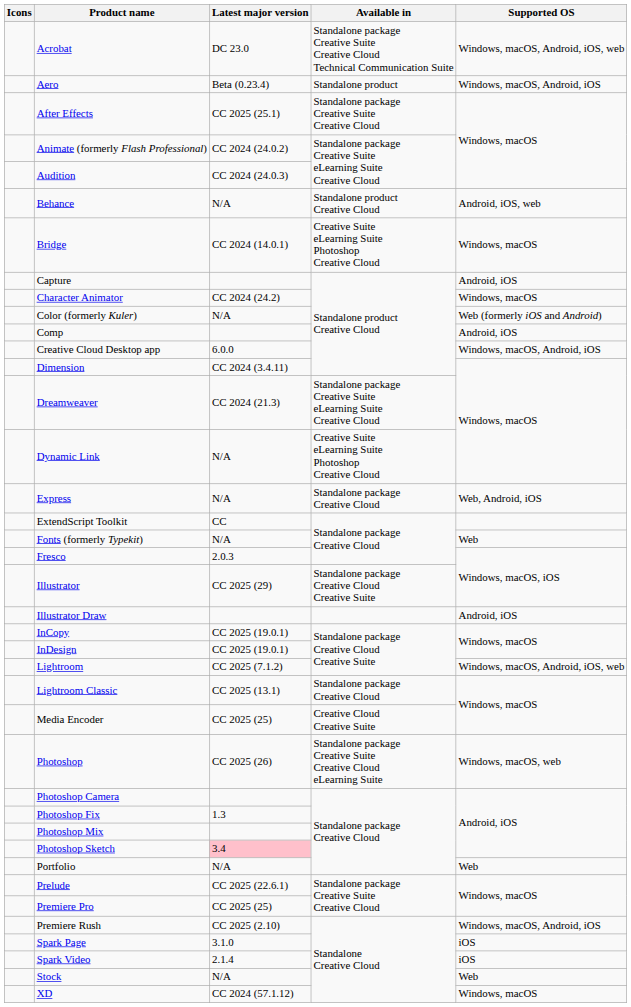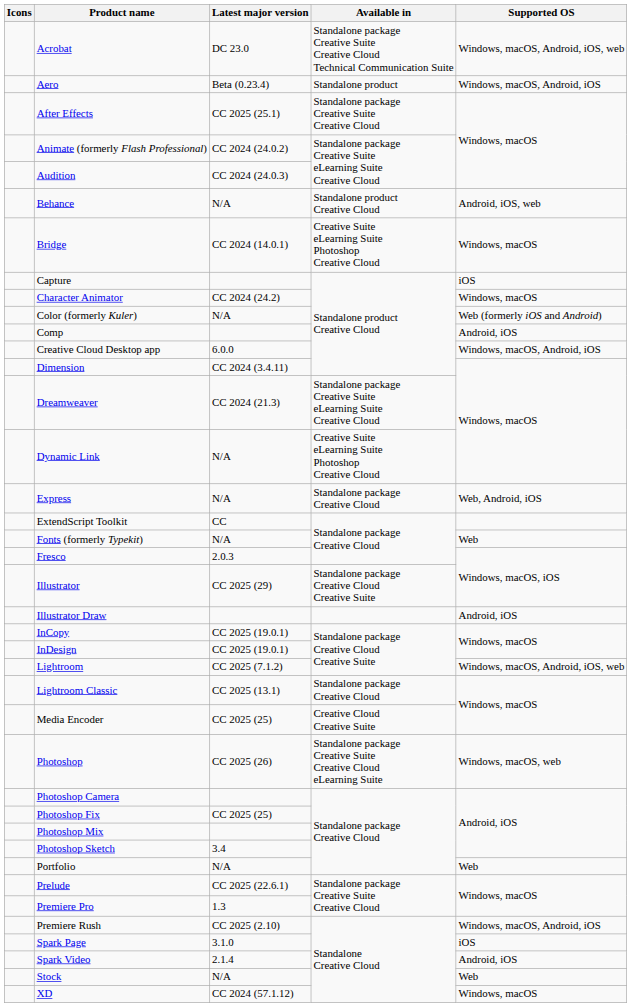(488, 280) Android, iOS -> (467, 280) iOS
(219, 814) 1.3 -> (242, 814) CC 2025 (25)
(219, 849) pink background -> (219, 849) no background
(242, 906) CC 2025 (25) -> (219, 906) 1.3
(467, 959) iOS -> (488, 959) Android, iOS
